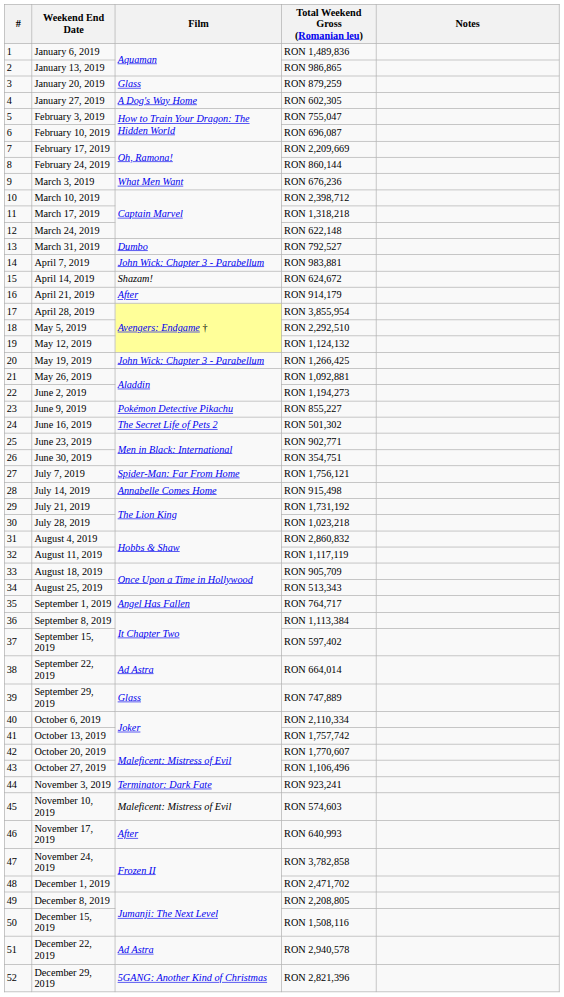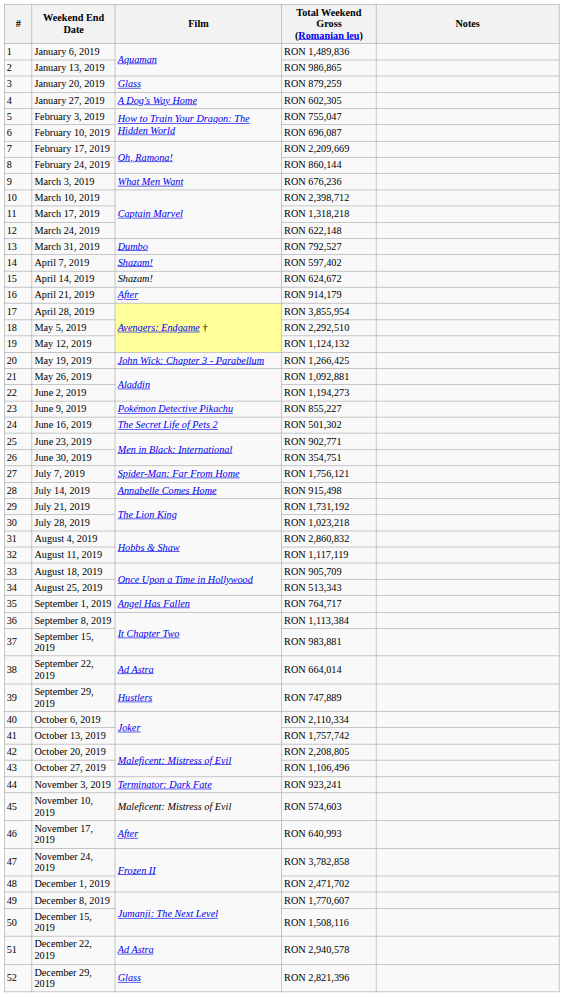(191, 263) John Wick: Chapter 3 - Parabellum -> (135, 263) Shazam!
(313, 263) RON 983,881 -> (313, 263) RON 597,402
(313, 642) RON 597,402 -> (313, 642) RON 983,881
(129, 697) Glass -> (135, 697) Hustlers
(317, 752) RON 1,770,607 -> (317, 752) RON 2,208,805
(317, 900) RON 2,208,805 -> (317, 900) RON 1,770,607
(192, 978) 5GANG: Another Kind of Christmas -> (129, 978) Glass
